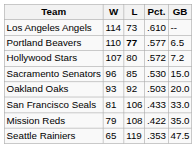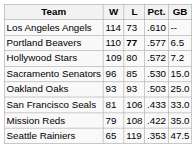(114, 58) 107 -> (114, 58) 109
(132, 89) 92 -> (132, 89) 93
(180, 89) 20.0 -> (180, 89) 25.0
